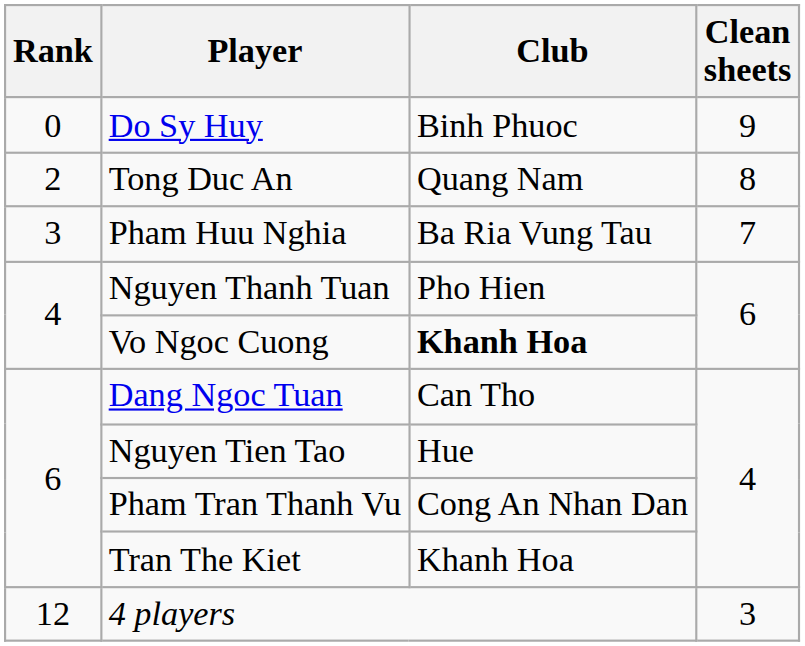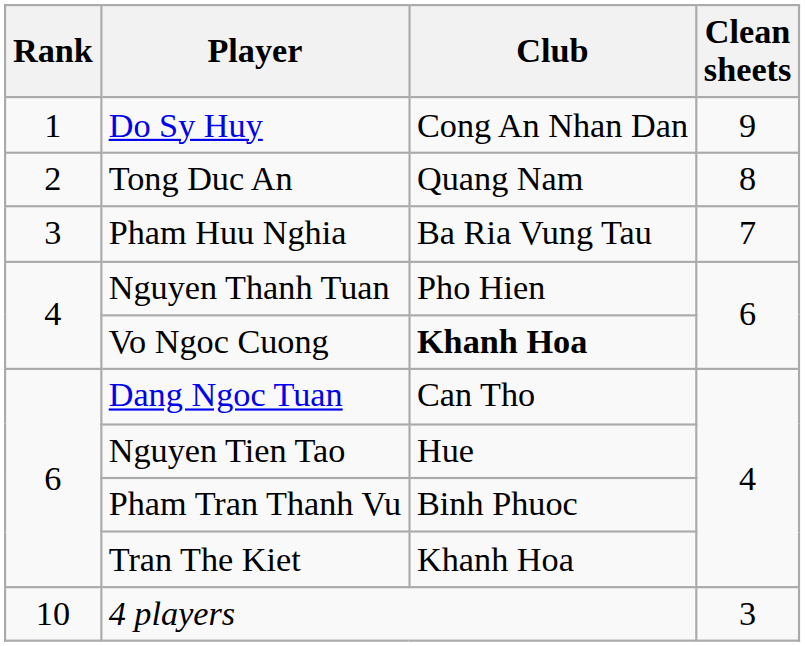(53, 124) 0 -> (53, 124) 1
(497, 124) Binh Phuoc -> (553, 124) Cong An Nhan Dan
(553, 504) Cong An Nhan Dan -> (497, 504) Binh Phuoc
(53, 613) 12 -> (53, 613) 10
